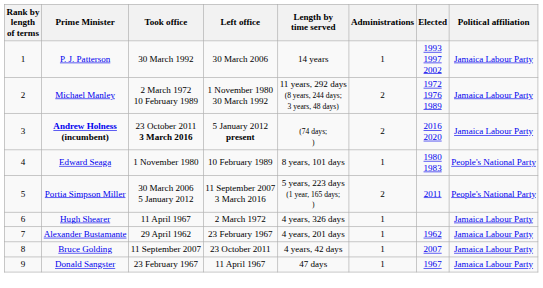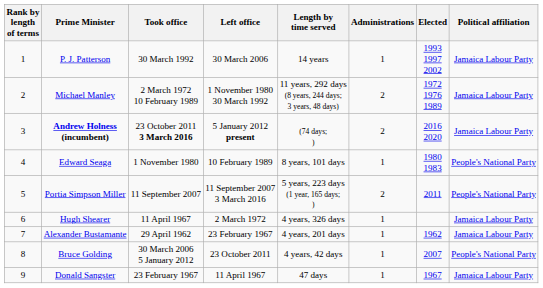(166, 194) 30 March 2006 5 January 2012 -> (166, 194) 11 September 2007
(166, 249) 11 September 2007 -> (166, 255) 30 March 2006 5 January 2012
(494, 249) Jamaica Labour Party -> (494, 255) People's National Party
